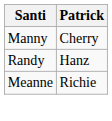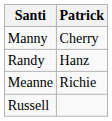+ row: (28, 104)
